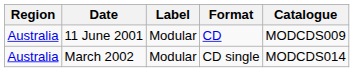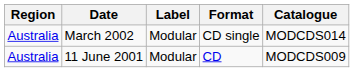rows swapped: (104, 35) <-> (99, 56)
